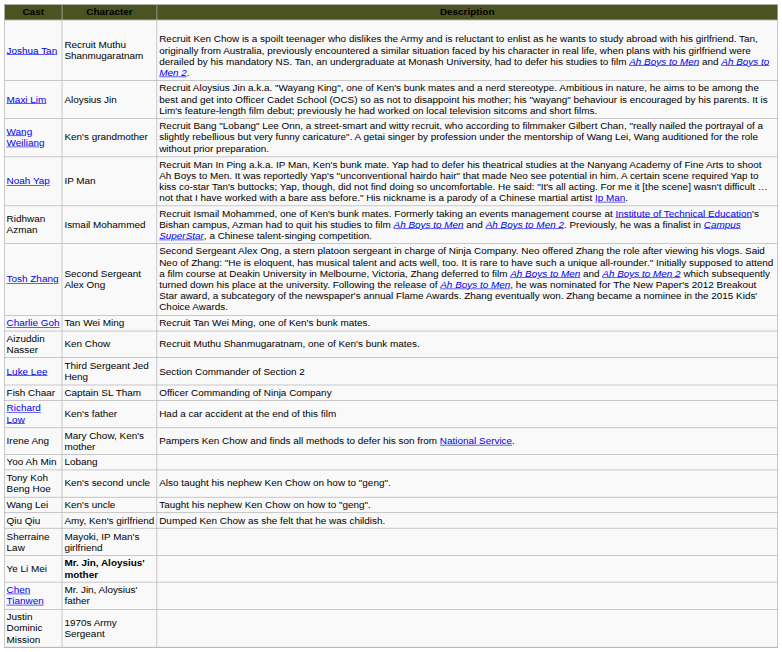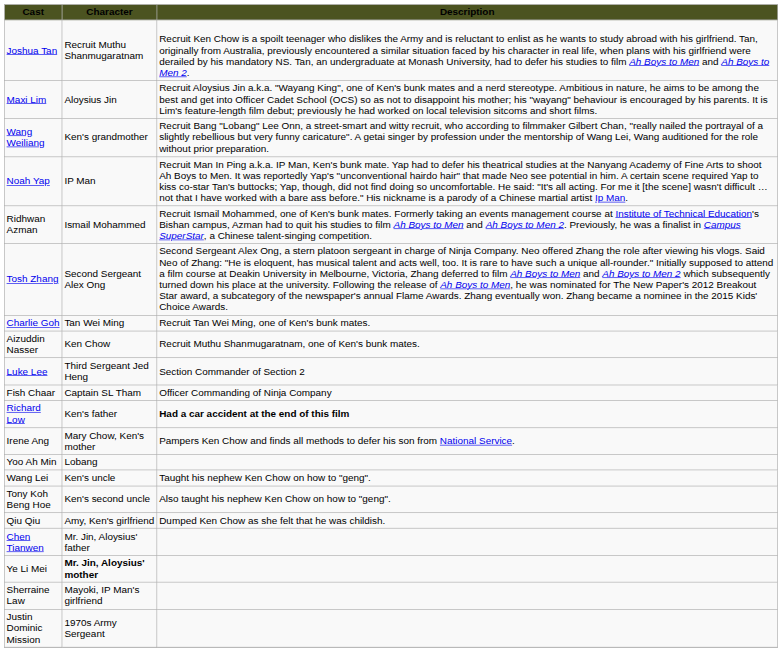(248, 414) normal -> (254, 414) bold
rows swapped: (27, 505) <-> (29, 483)
rows swapped: (25, 595) <-> (28, 542)
